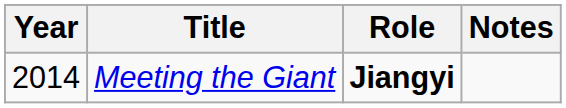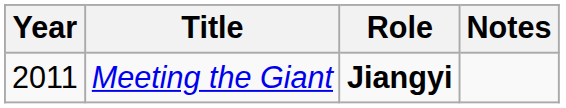(46, 77) 2014 -> (45, 77) 2011
